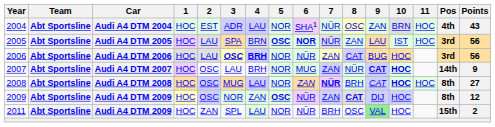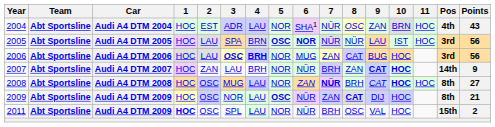(354, 41) ZAN -> (354, 41) NÜR
(306, 55) NÜR -> (306, 55) MUG
(209, 69) OSC -> (209, 69) ZAN
(306, 69) MUG -> (306, 69) NÜR
(331, 69) ZAN -> (331, 69) BRH
(354, 69) NÜR -> (354, 69) ZAN
(257, 97) ZAN -> (257, 97) LAU
(475, 97) 12 -> (475, 97) 21
(186, 111) normal -> (186, 111) bold
(209, 111) ZAN -> (209, 111) OSC
(378, 111) lightgreen background -> (378, 111) no background
